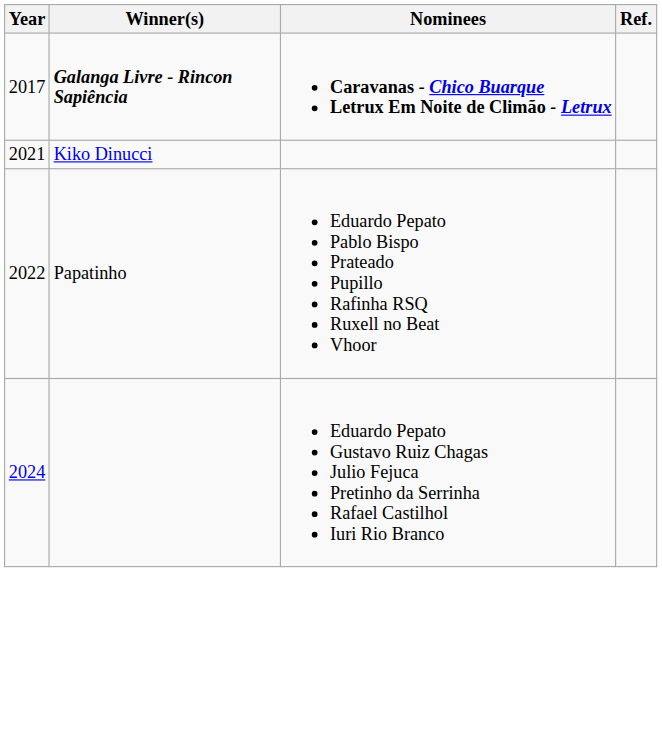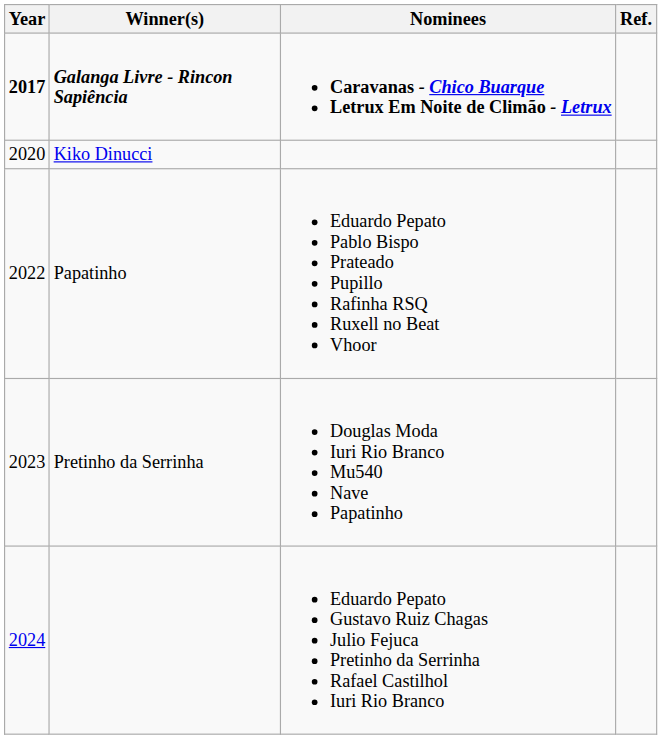(27, 86) normal -> (27, 86) bold
(27, 154) 2021 -> (27, 154) 2020
+ row: (129, 461)
